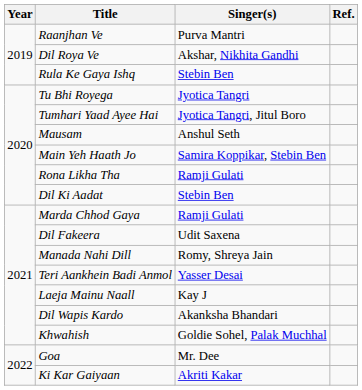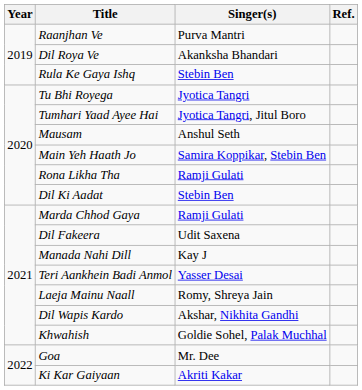(238, 54) Akshar, Nikhita Gandhi -> (228, 54) Akanksha Bhandari
(225, 255) Romy, Shreya Jain -> (192, 255) Kay J
(192, 295) Kay J -> (225, 295) Romy, Shreya Jain
(228, 315) Akanksha Bhandari -> (238, 315) Akshar, Nikhita Gandhi
